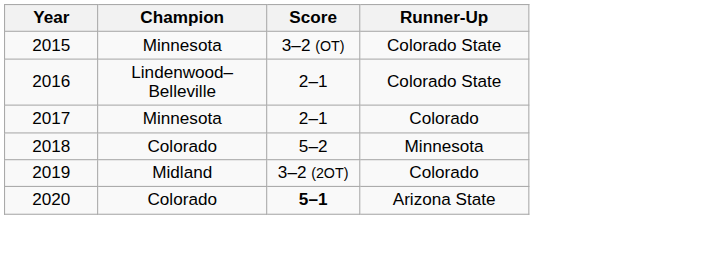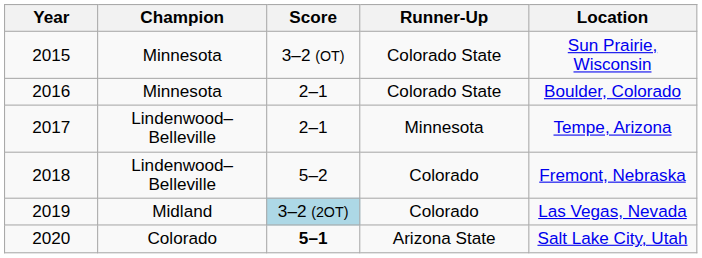+ column: (612, 18)
(182, 82) Lindenwood–Belleville -> (182, 91) Minnesota
(182, 118) Minnesota -> (182, 128) Lindenwood–Belleville
(444, 118) Colorado -> (444, 128) Minnesota
(182, 145) Colorado -> (182, 174) Lindenwood–Belleville
(444, 145) Minnesota -> (444, 174) Colorado
(313, 173) no background -> (313, 211) lightblue background
